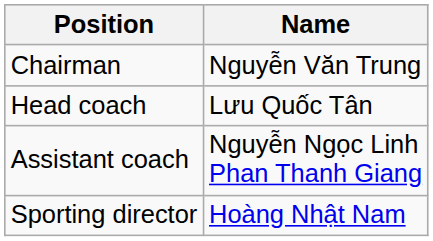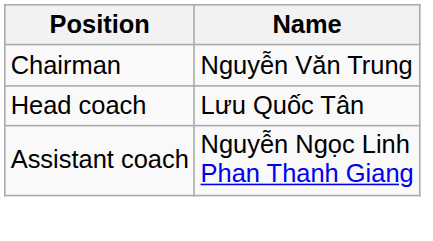- row: (104, 214)
